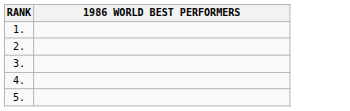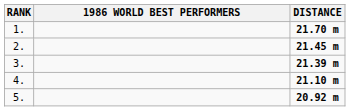+ column: (318, 13)
